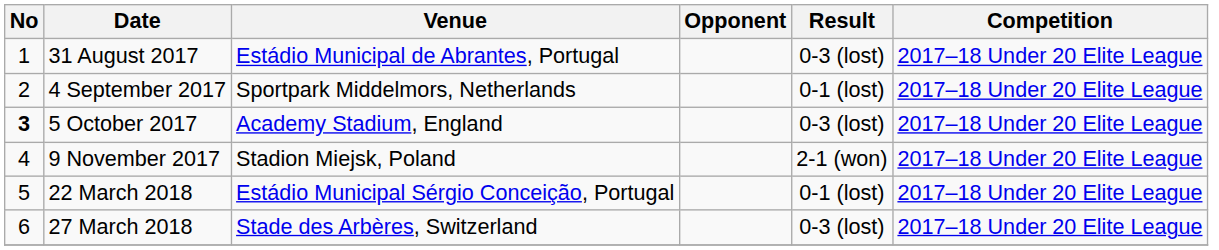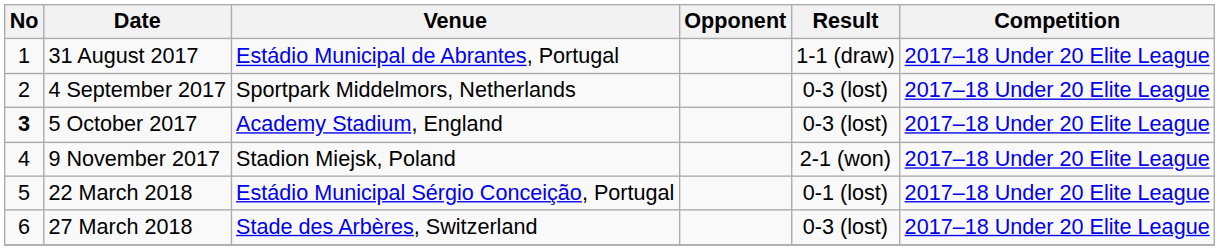(842, 55) 0-3 (lost) -> (845, 55) 1-1 (draw)
(842, 90) 0-1 (lost) -> (845, 90) 0-3 (lost)
